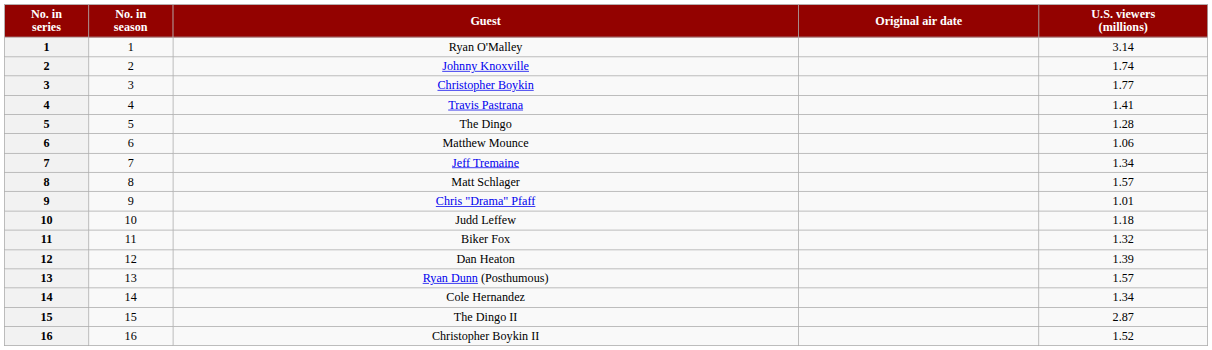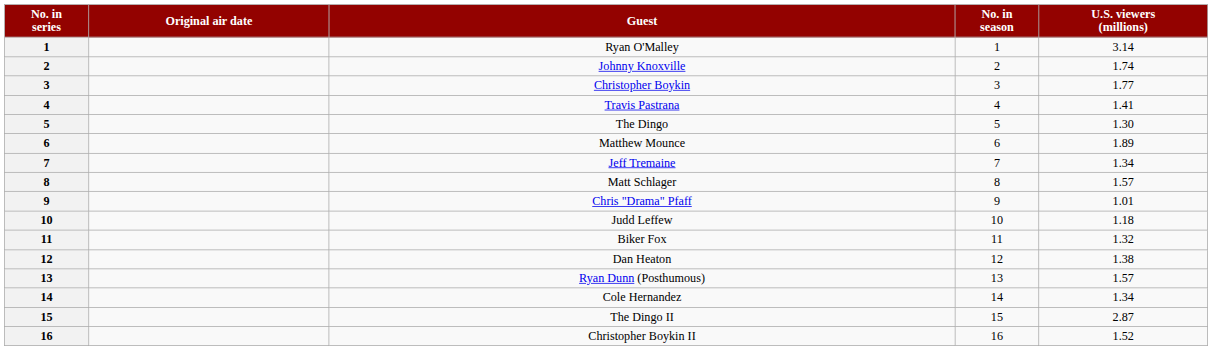columns swapped: (131, 20) <-> (919, 20)
(1123, 124) 1.28 -> (1123, 124) 1.30
(1123, 143) 1.06 -> (1123, 143) 1.89
(1123, 259) 1.39 -> (1123, 259) 1.38
